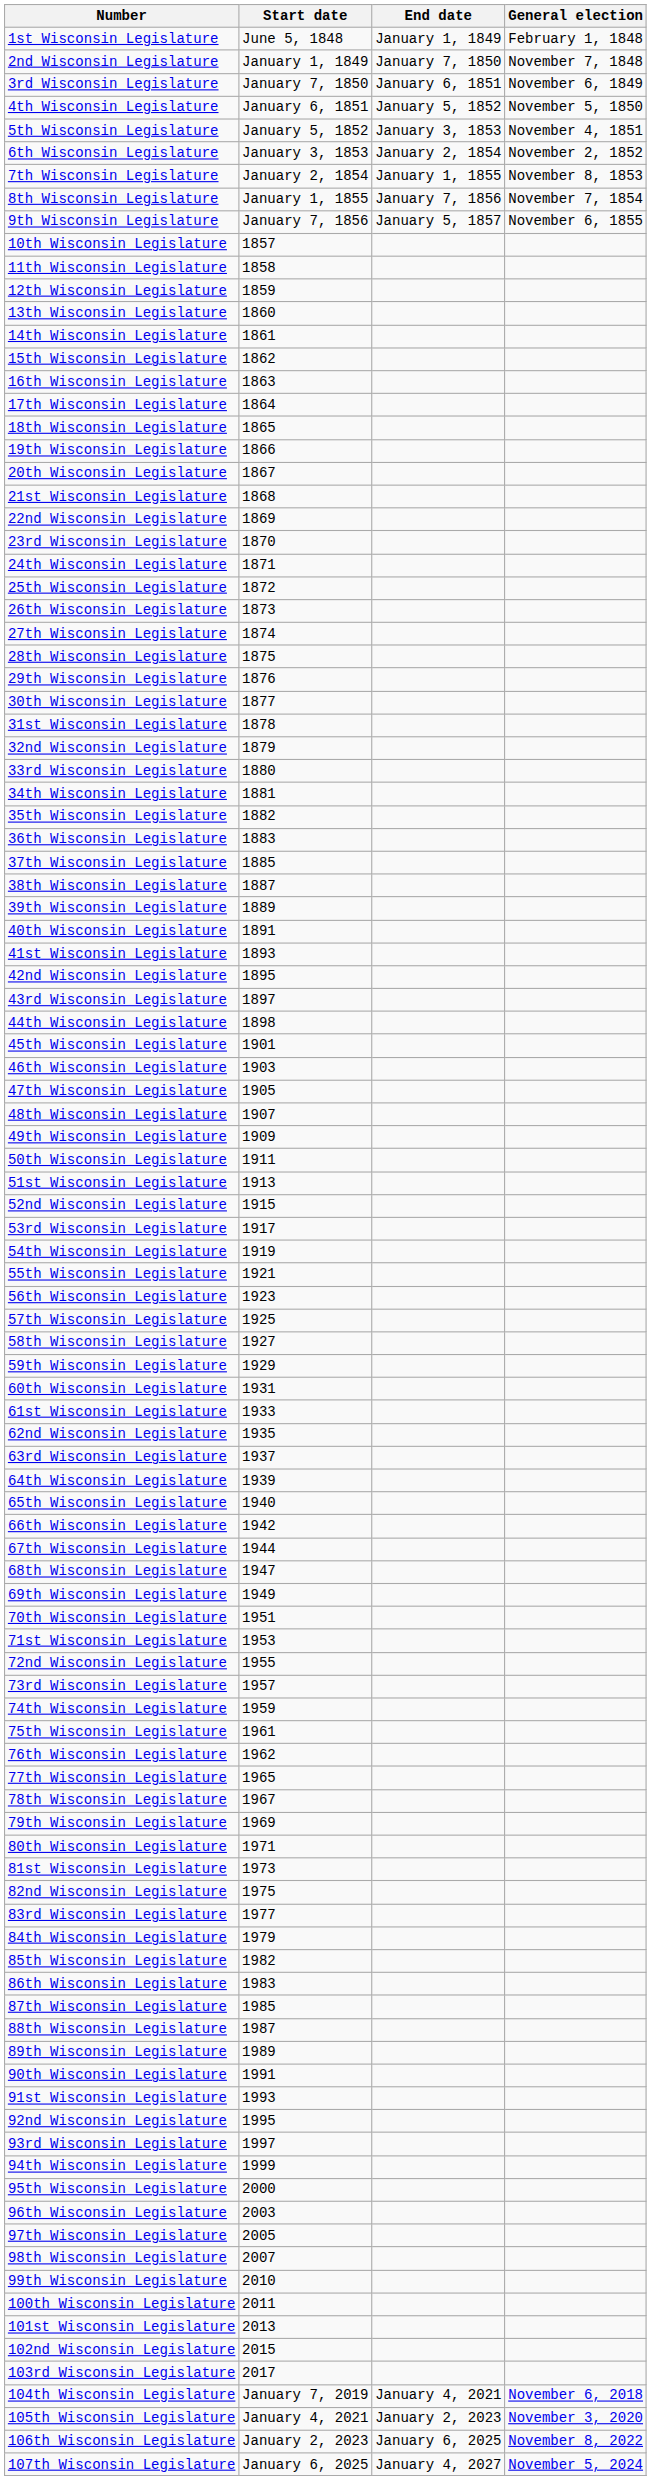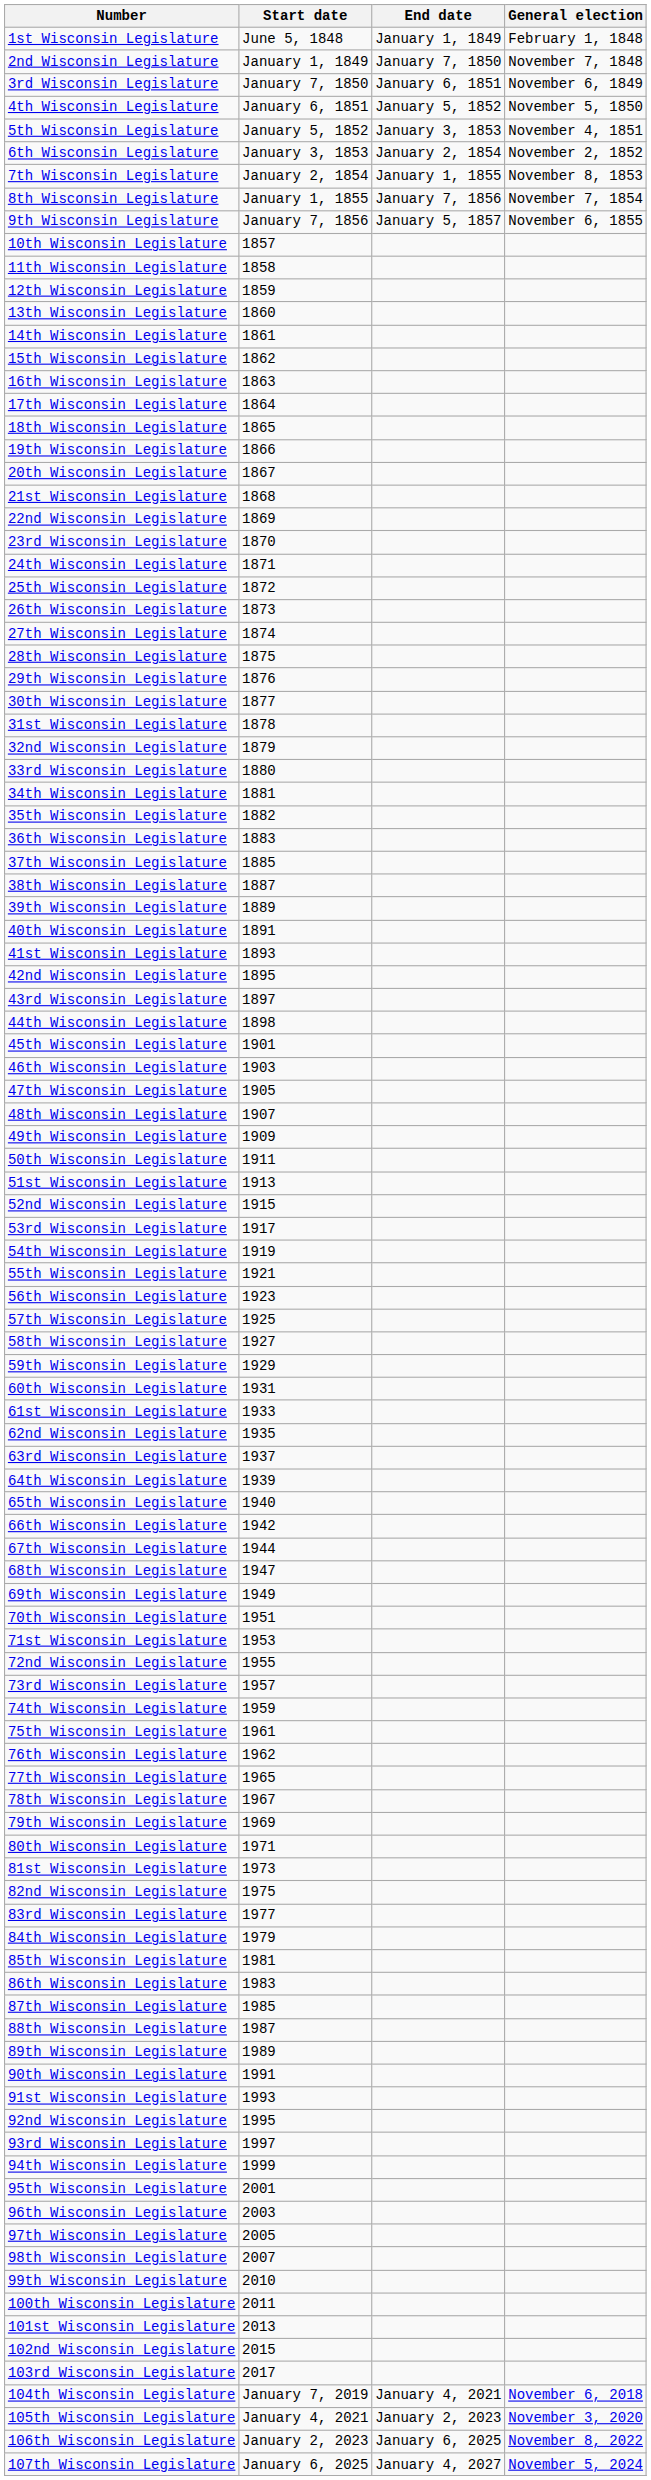(259, 1961) 1982 -> (259, 1961) 1981
(259, 2190) 2000 -> (259, 2190) 2001
